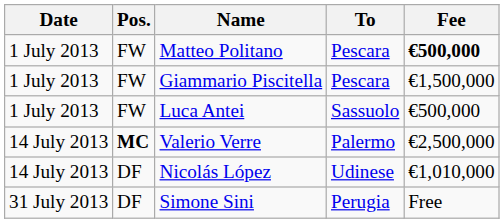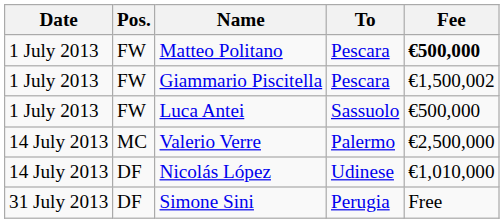(451, 80) €1,500,000 -> (451, 80) €1,500,002
(133, 141) bold -> (132, 141) normal
